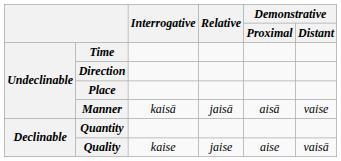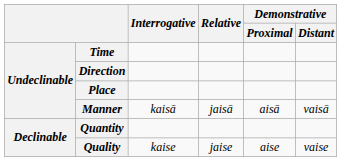(316, 109) vaise -> (316, 109) vaisā
(316, 147) vaisā -> (316, 147) vaise
